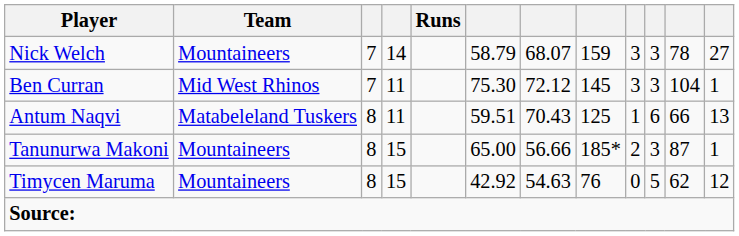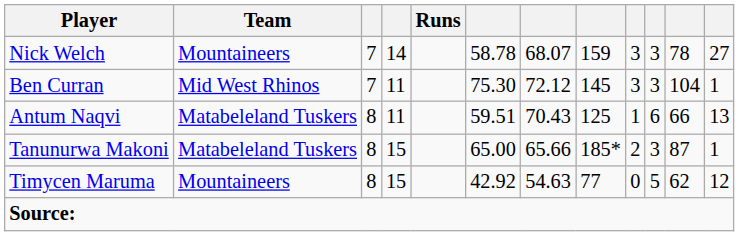(493, 52) 58.79 -> (493, 52) 58.78
(234, 149) Mountaineers -> (268, 149) Matabeleland Tuskers
(548, 149) 56.66 -> (548, 149) 65.66
(590, 181) 76 -> (590, 181) 77
